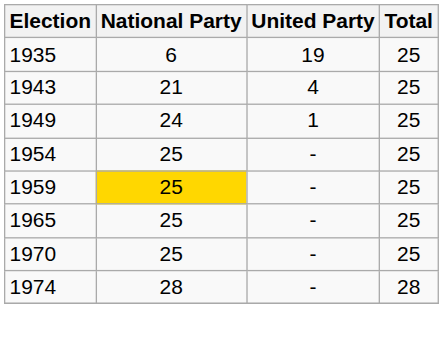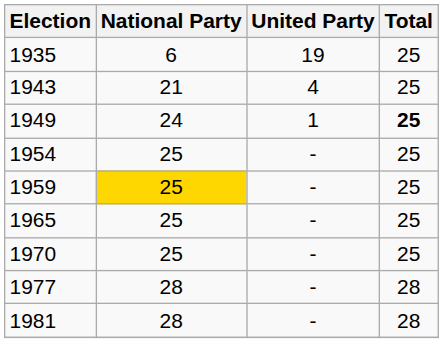(409, 120) normal -> (409, 120) bold
- row: (33, 287)
+ row: (33, 287)
+ row: (33, 320)
